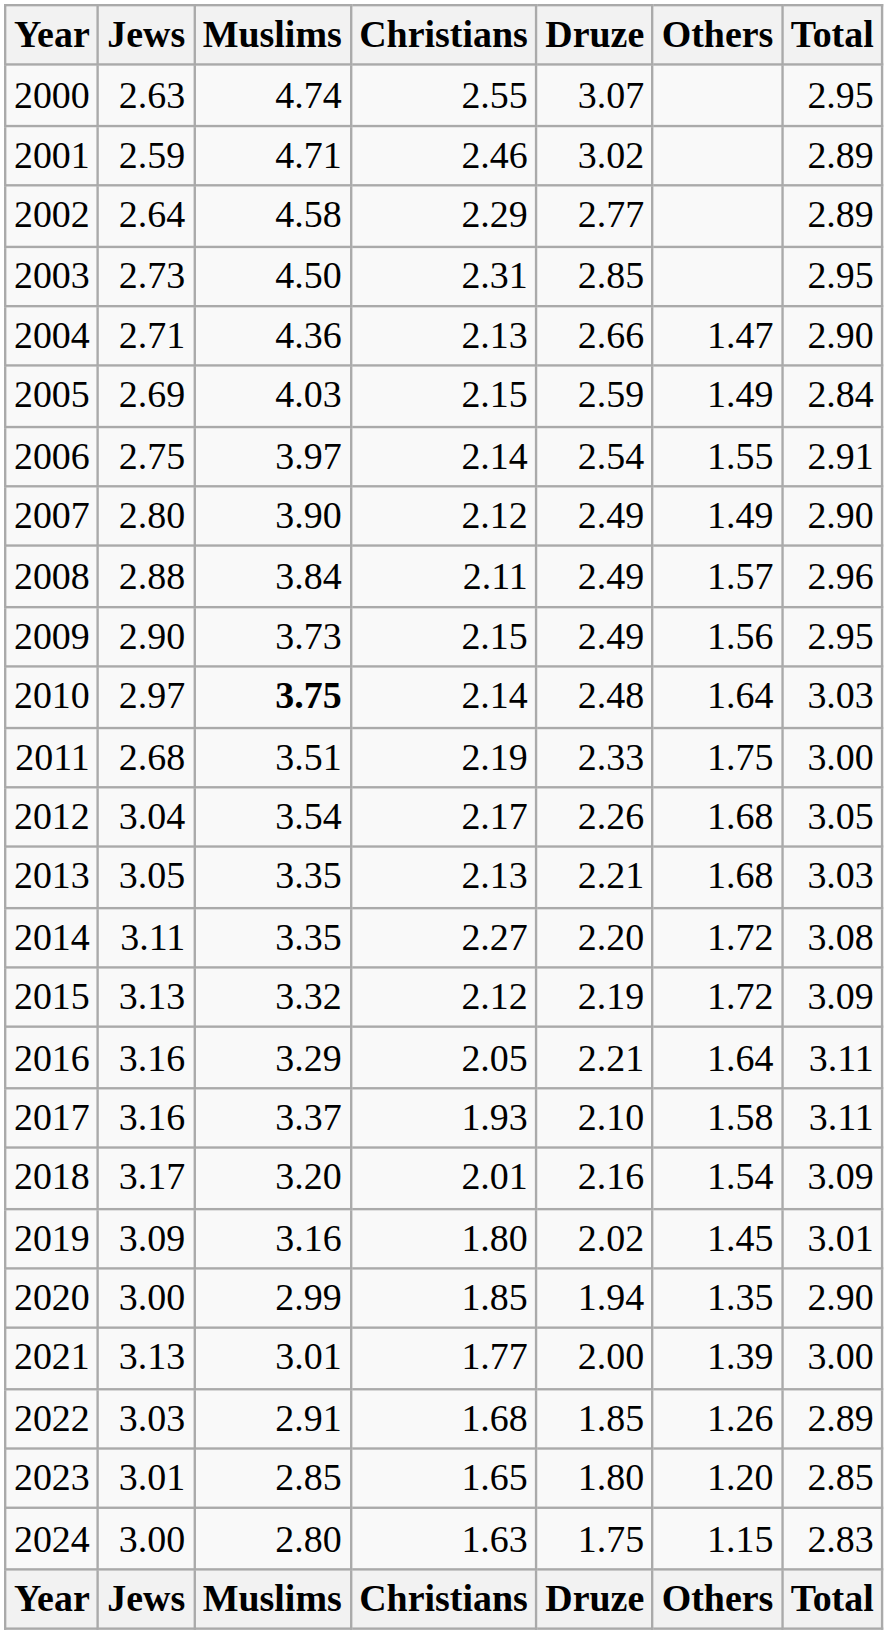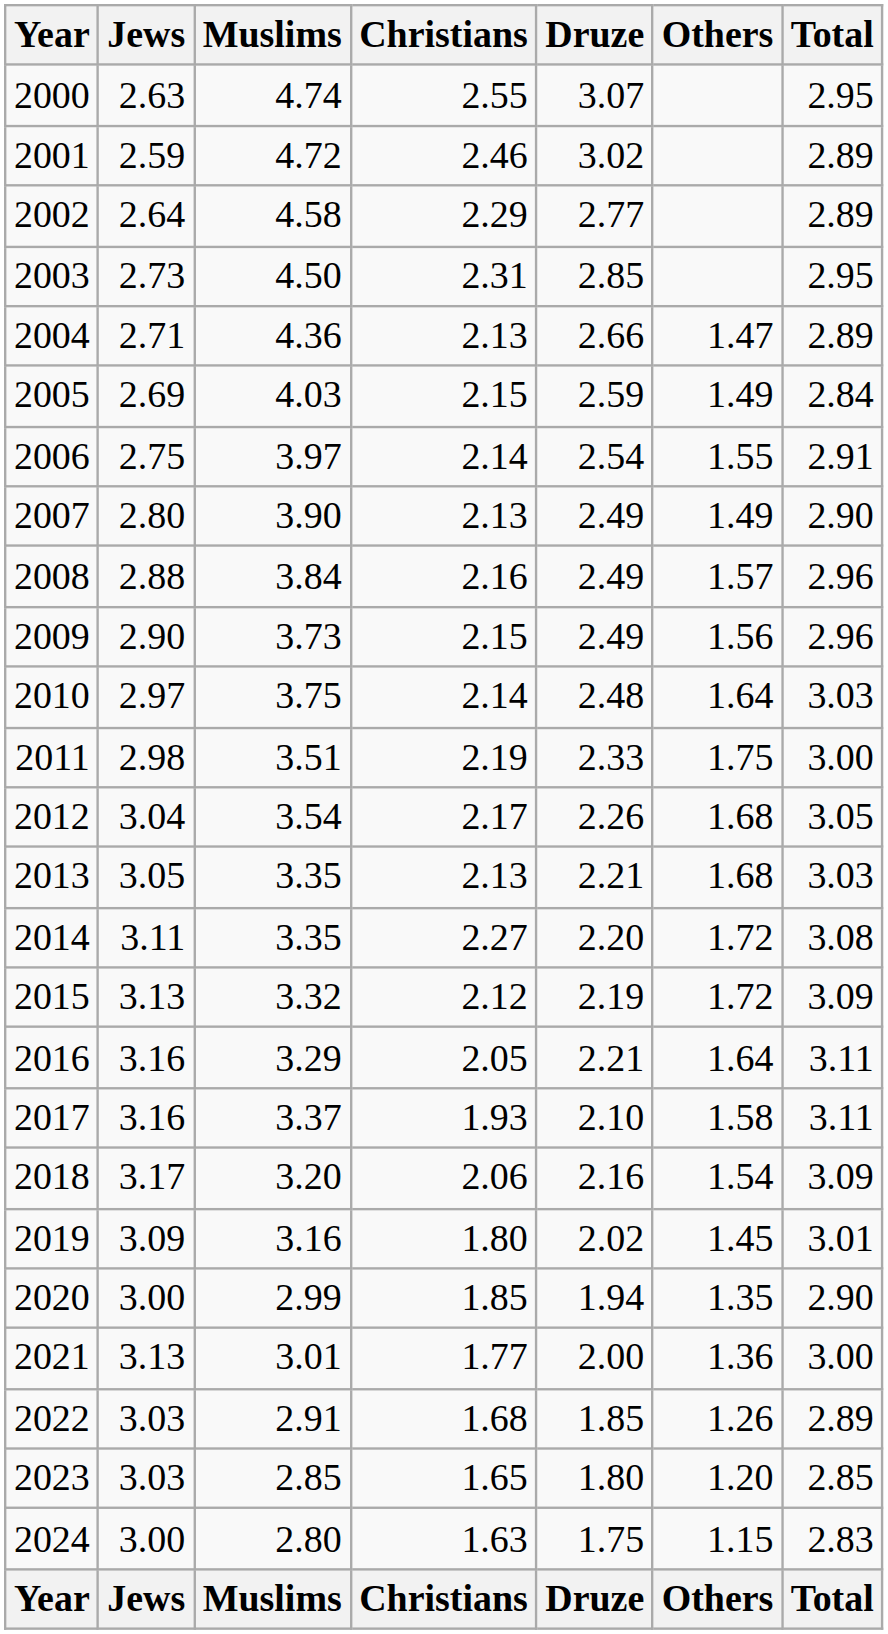(309, 154) 4.71 -> (309, 154) 4.72
(841, 335) 2.90 -> (841, 335) 2.89
(495, 515) 2.12 -> (495, 515) 2.13
(495, 575) 2.11 -> (495, 575) 2.16
(841, 635) 2.95 -> (841, 635) 2.96
(309, 696) bold -> (309, 696) normal
(152, 756) 2.68 -> (152, 756) 2.98
(495, 1177) 2.01 -> (495, 1177) 2.06
(740, 1357) 1.39 -> (740, 1357) 1.36
(152, 1477) 3.01 -> (152, 1477) 3.03
